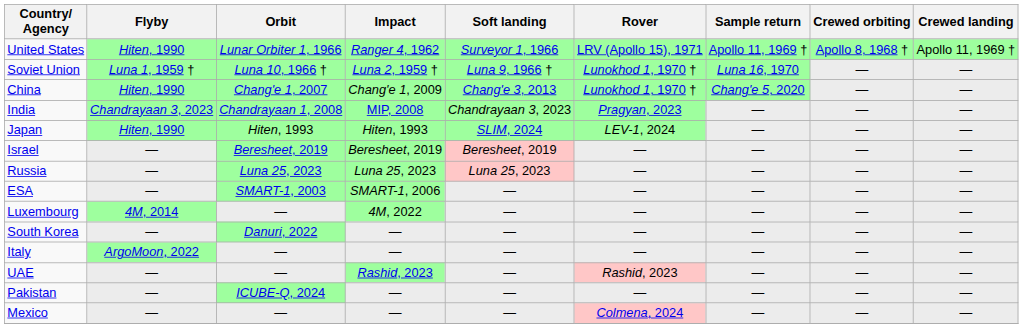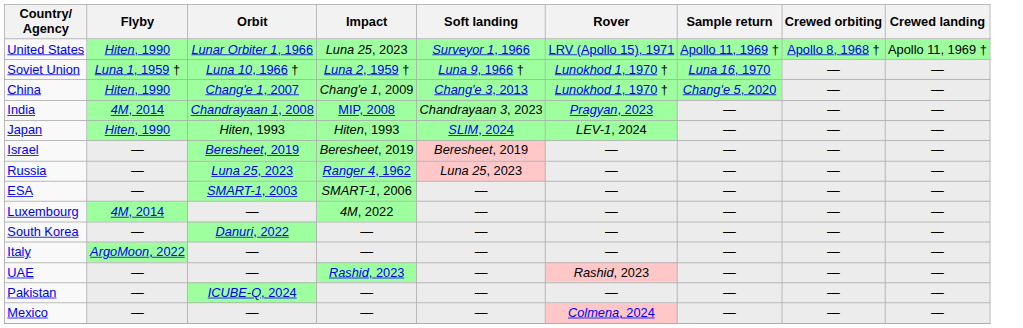(395, 49) Ranger 4, 1962 -> (367, 49) Luna 25, 2023
(152, 110) Chandrayaan 3, 2023 -> (137, 110) 4M, 2014
(395, 171) Luna 25, 2023 -> (367, 171) Ranger 4, 1962
